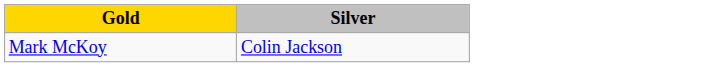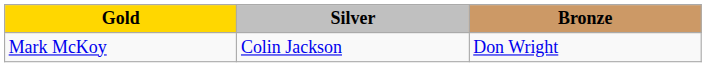+ column: (585, 18)
